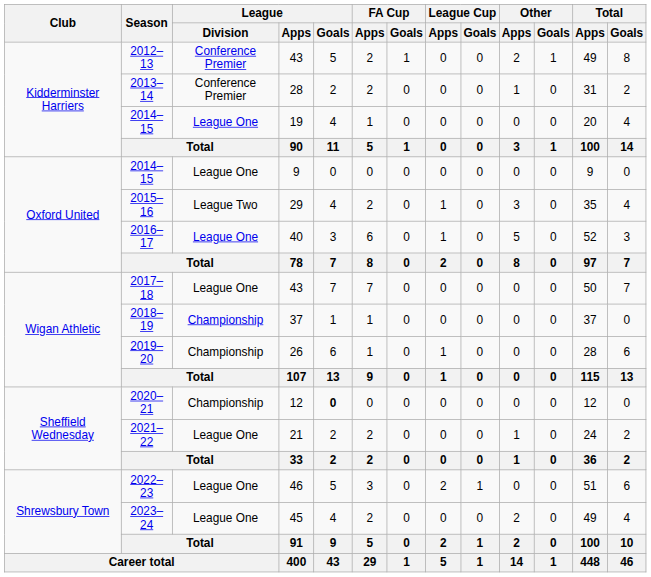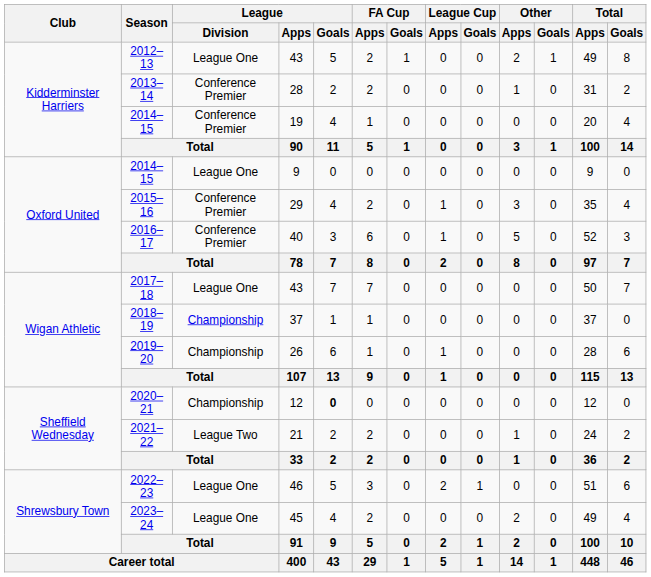(225, 58) Conference Premier -> (225, 58) League One
(225, 122) League One -> (225, 122) Conference Premier
(225, 205) League Two -> (225, 205) Conference Premier
(225, 237) League One -> (225, 237) Conference Premier
(225, 435) League One -> (225, 435) League Two
